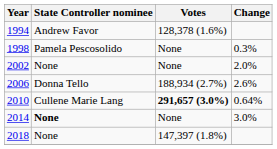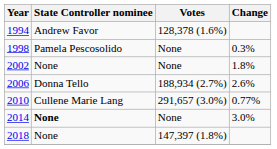(245, 65) 2.0% -> (243, 65) 1.8%
(193, 100) bold -> (192, 100) normal
(248, 100) 0.64% -> (246, 100) 0.77%
